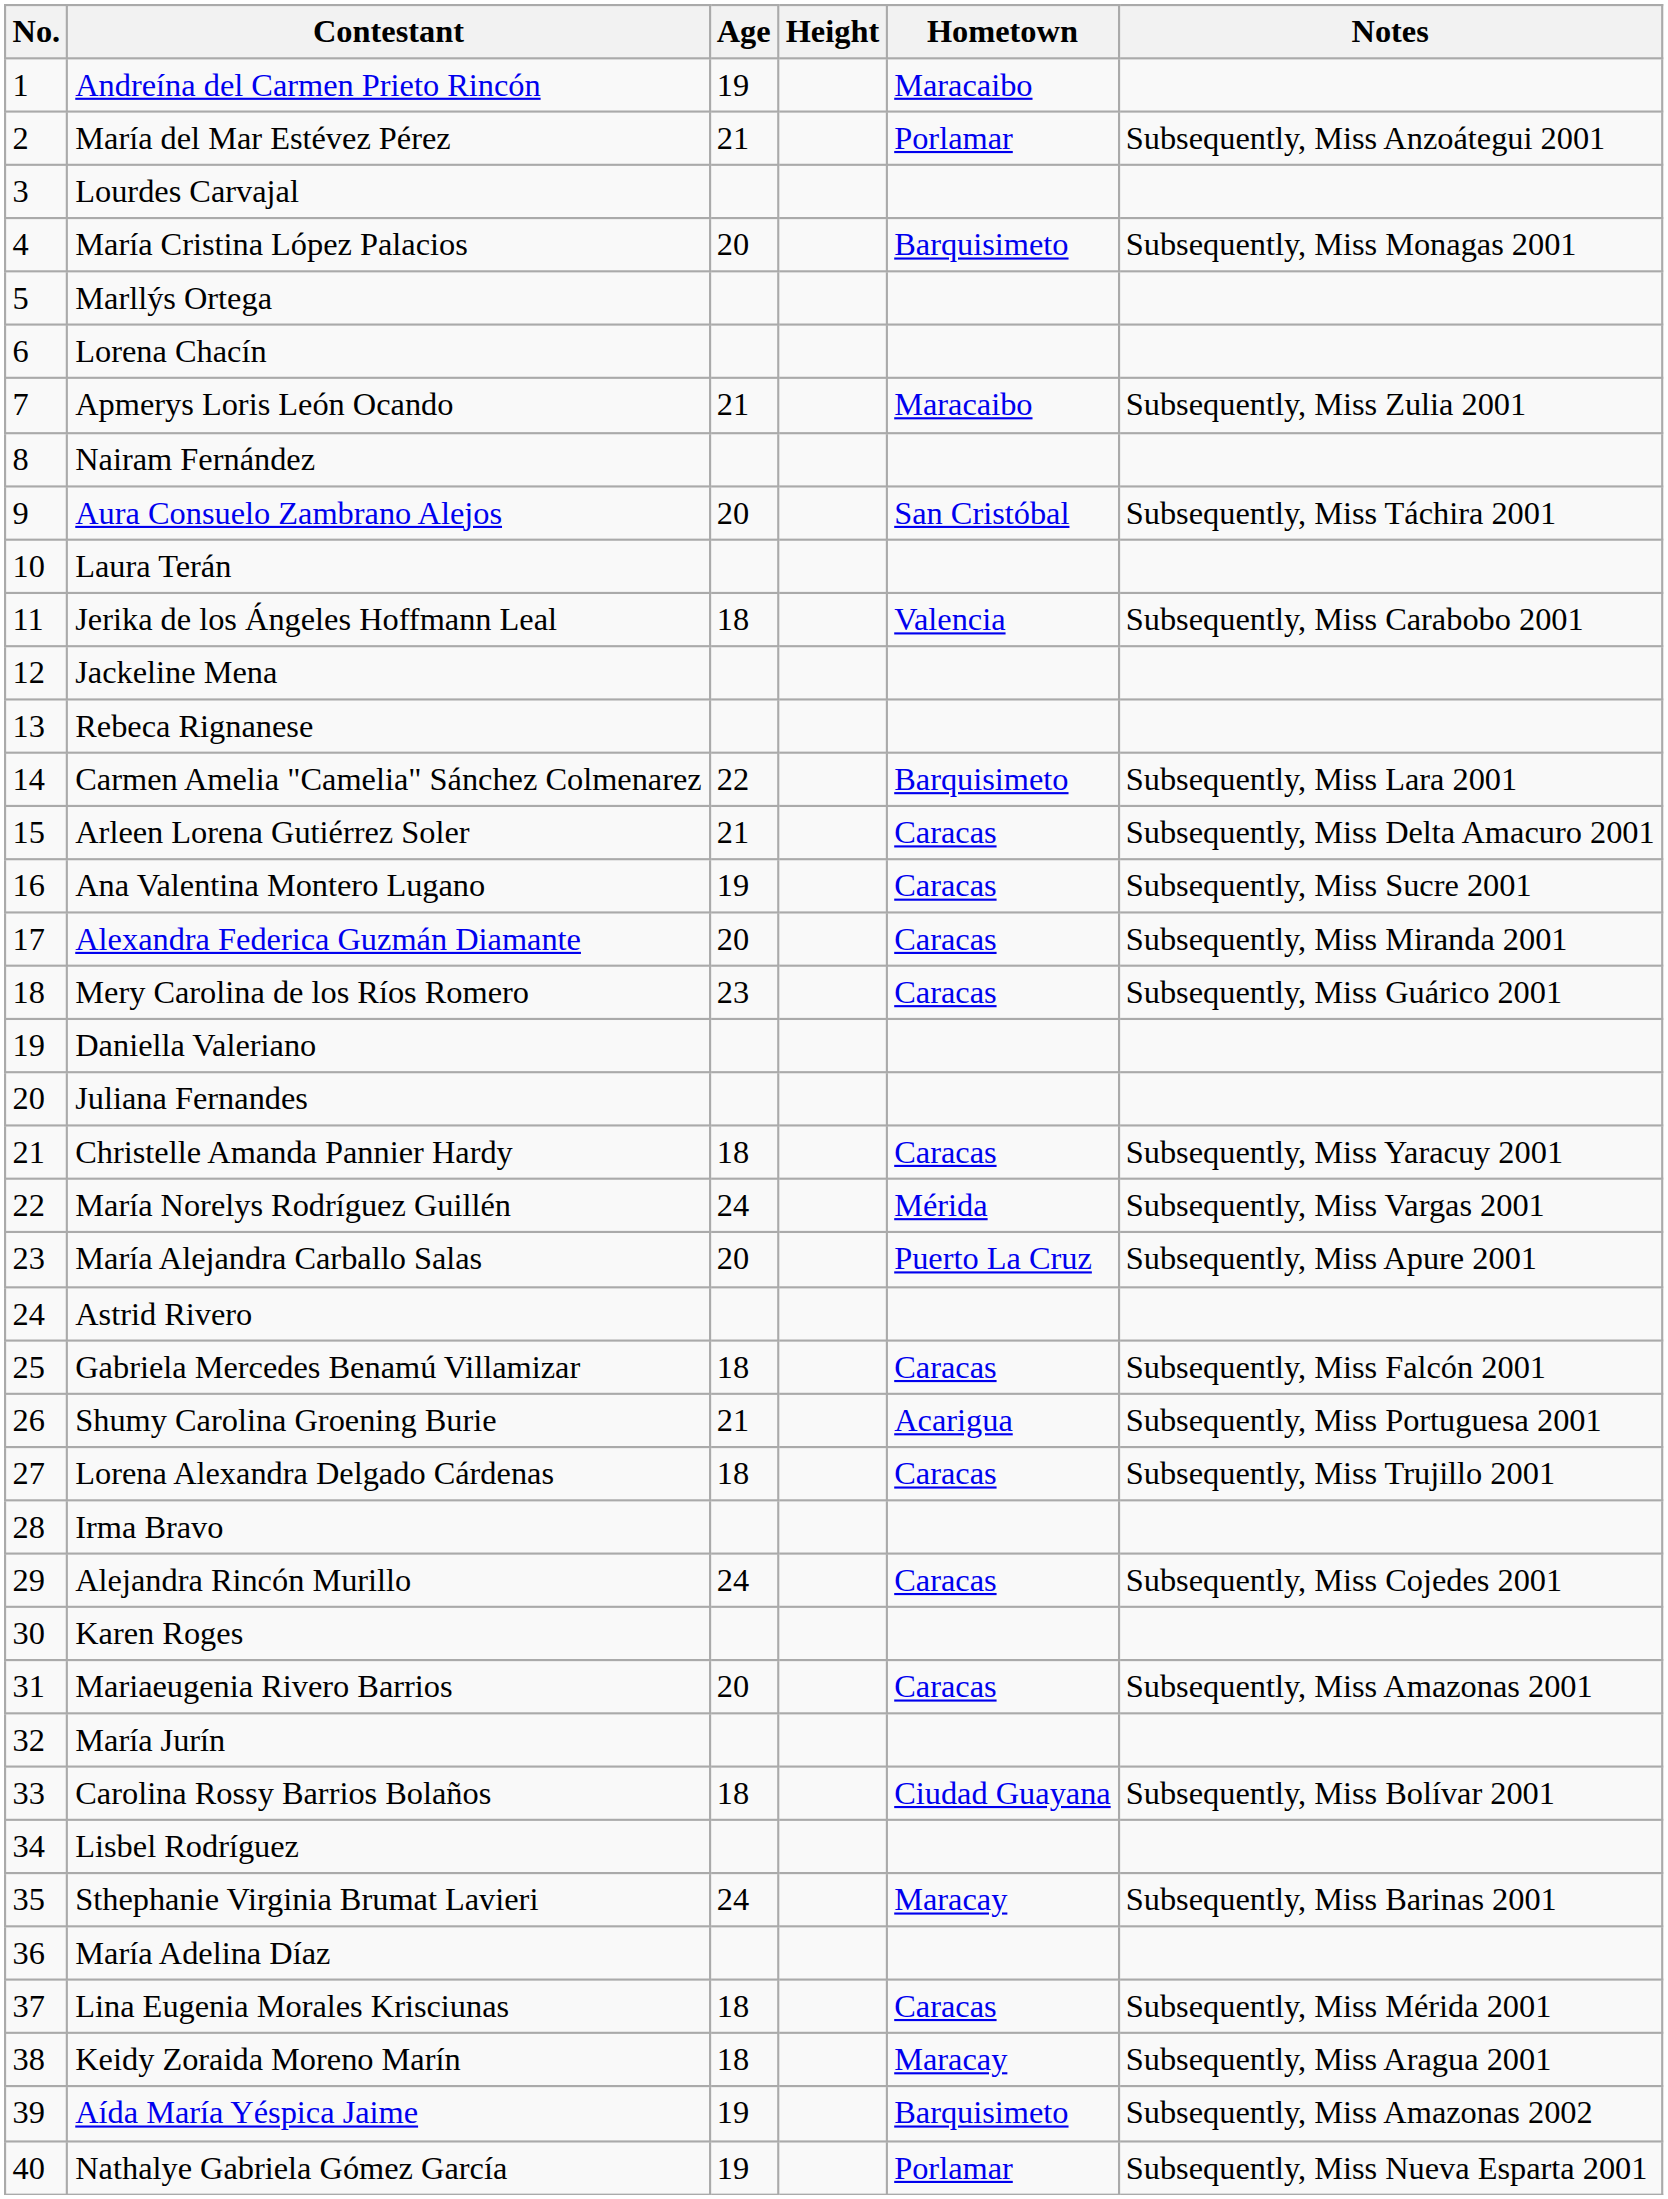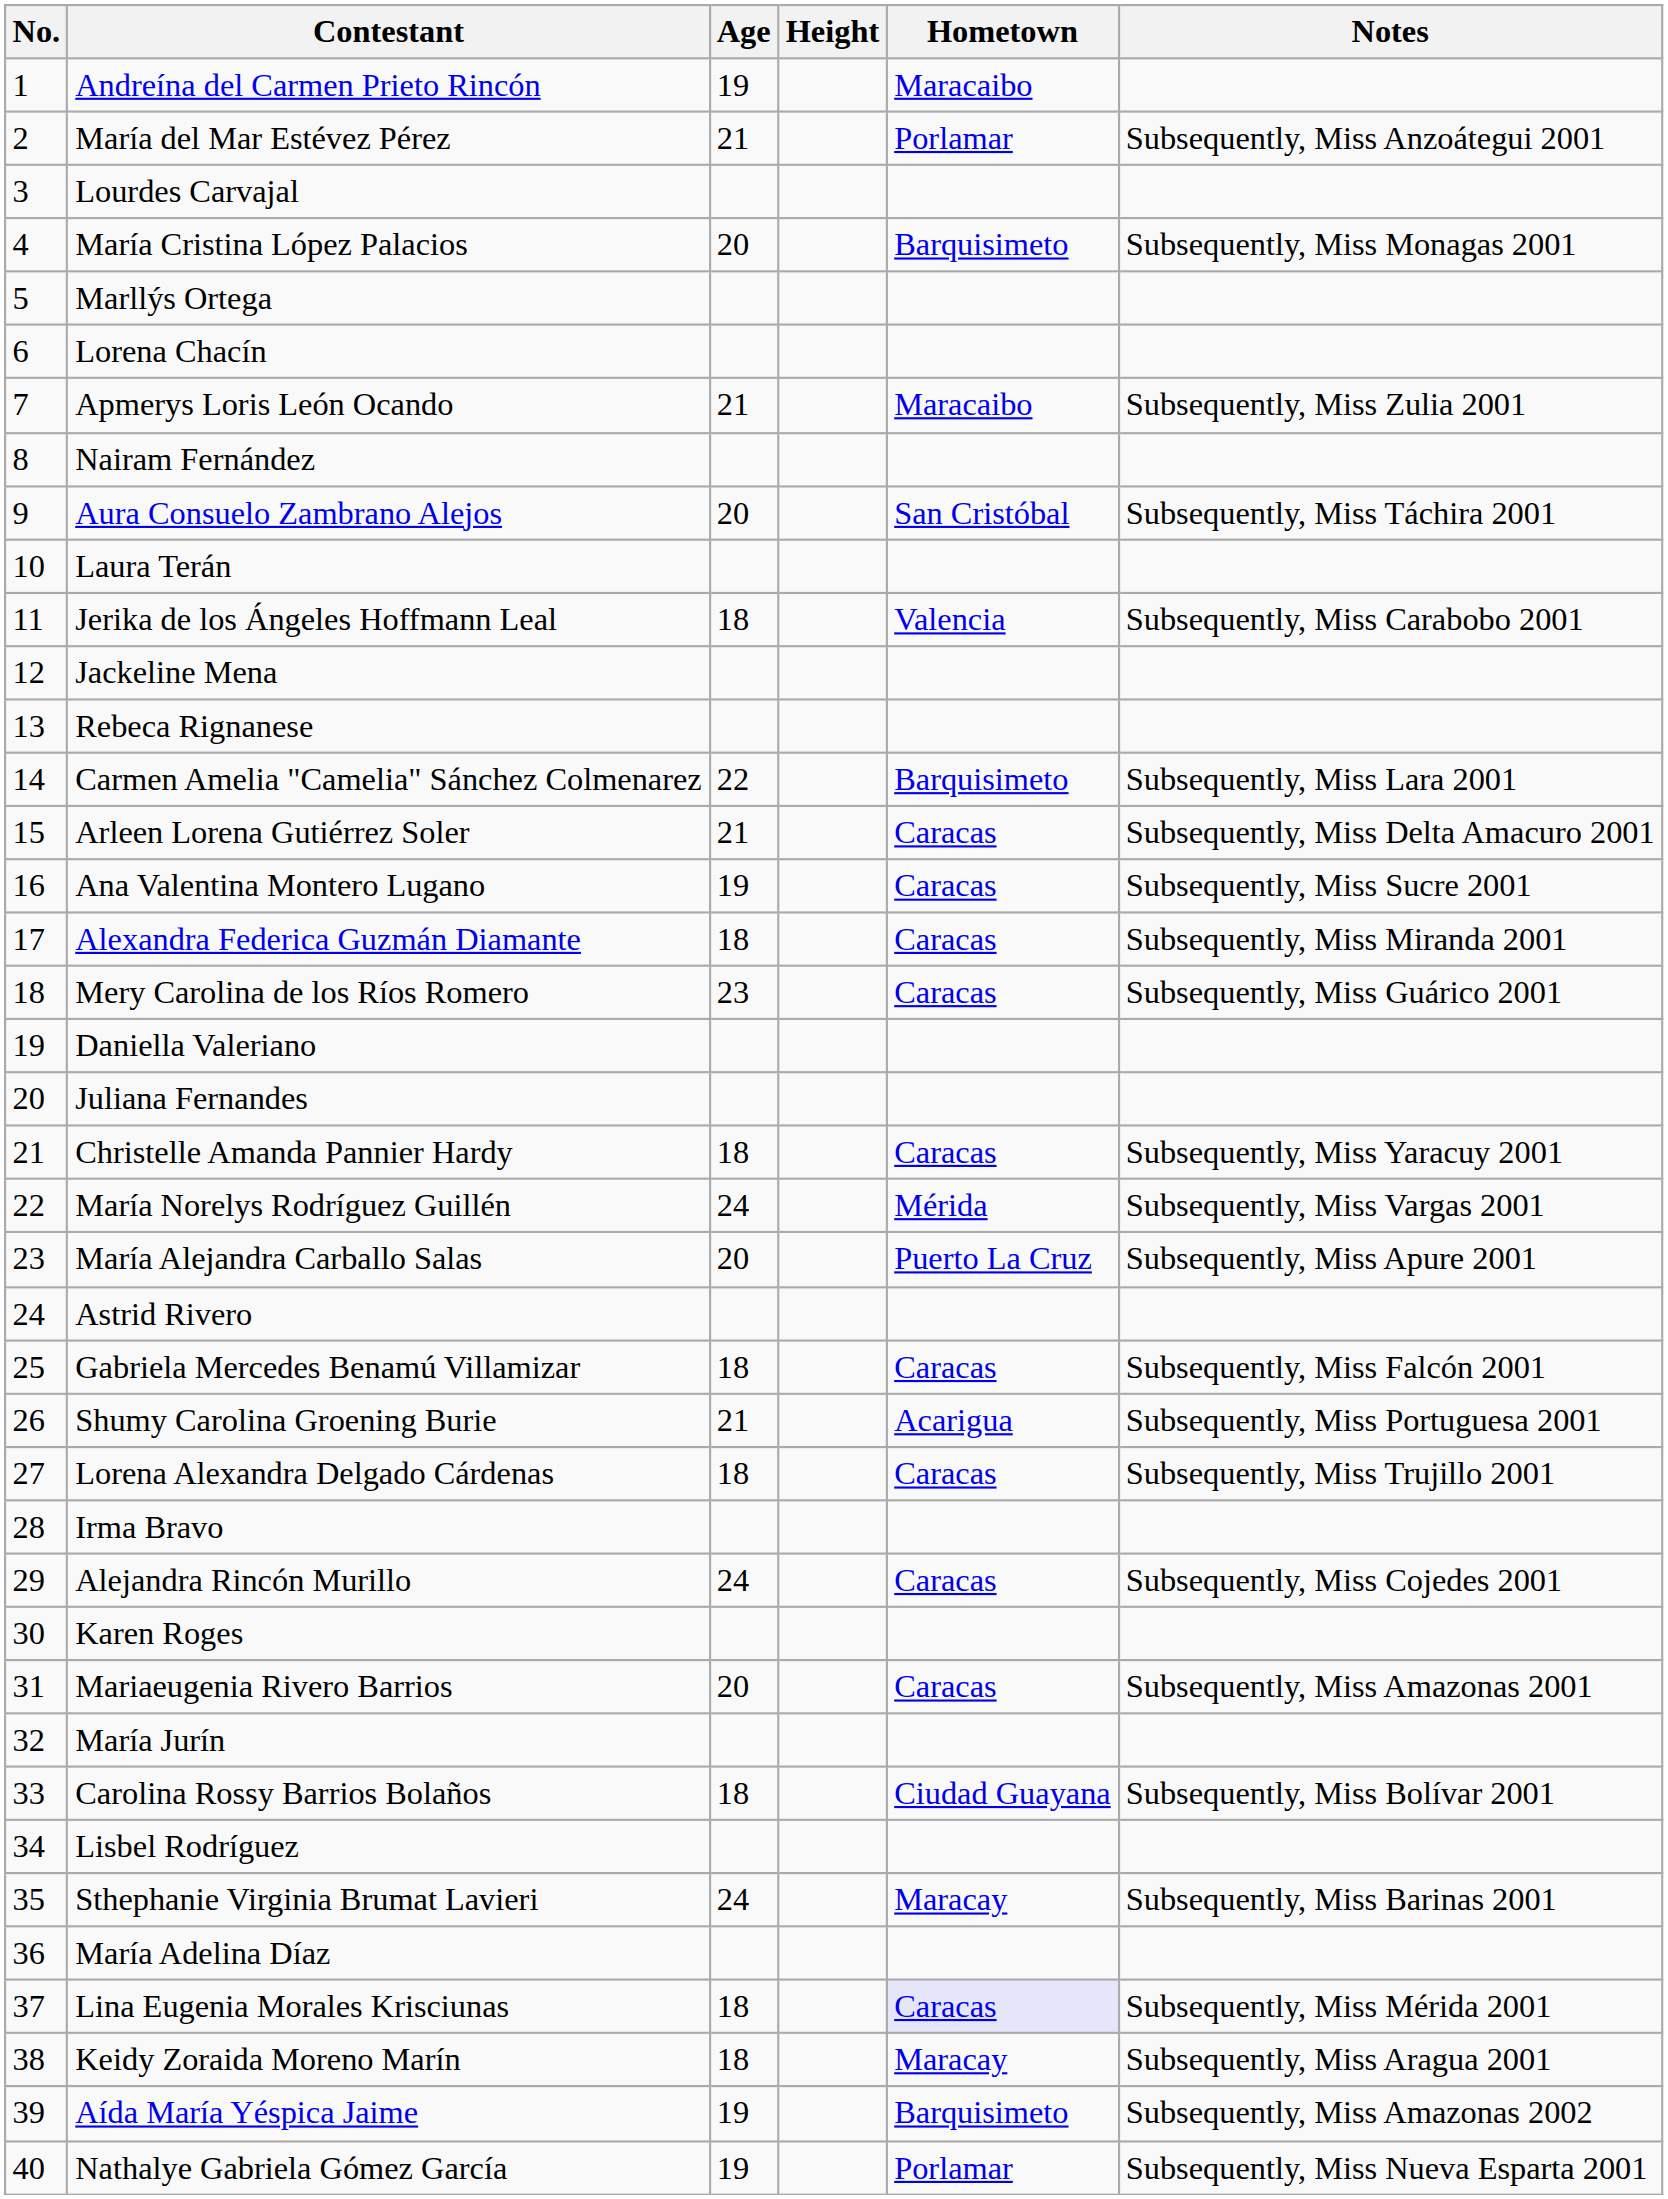(733, 938) 20 -> (733, 938) 18
(945, 2006) no background -> (945, 2006) lavender background
